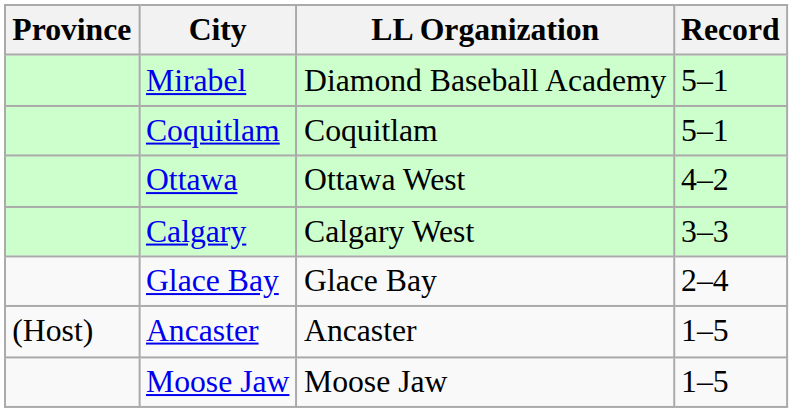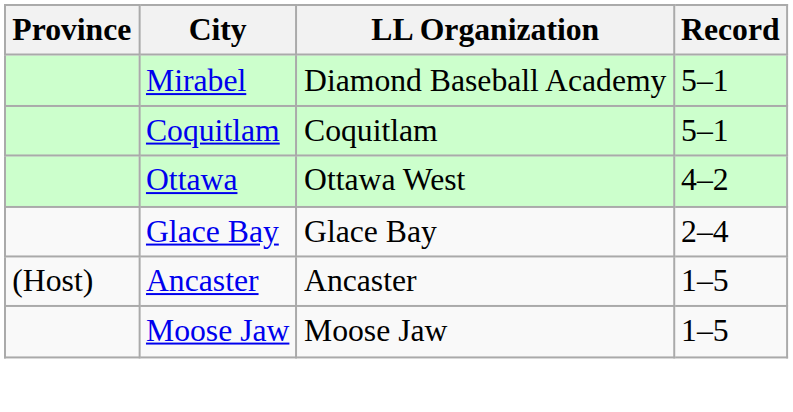- row: (196, 230)
